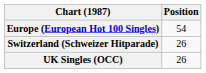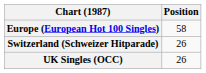(181, 28) 54 -> (181, 28) 58
